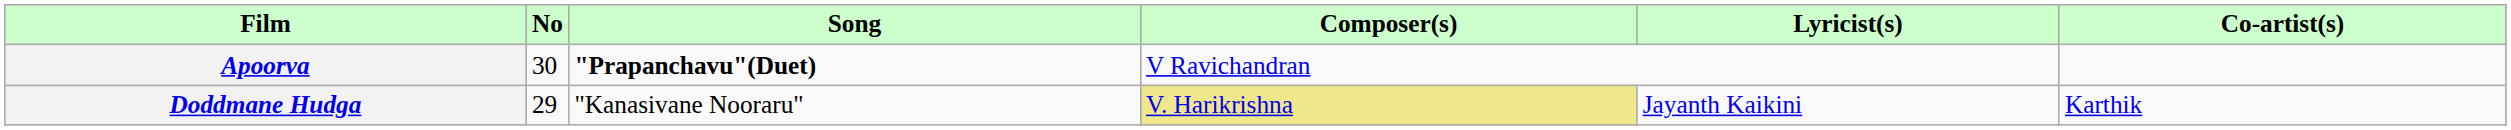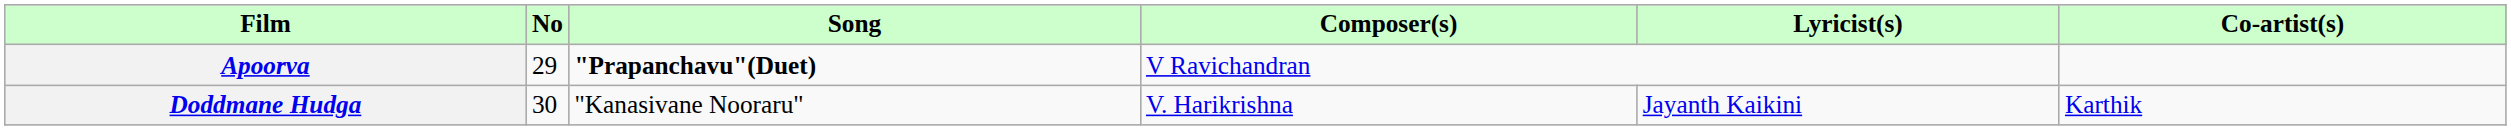(545, 64) 30 -> (545, 64) 29
(545, 104) 29 -> (545, 104) 30
(1219, 104) khaki background -> (1219, 104) no background
